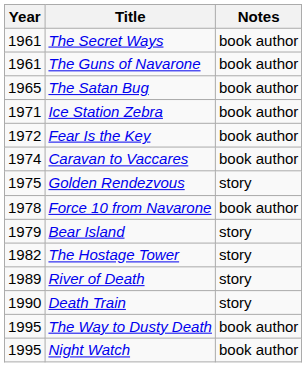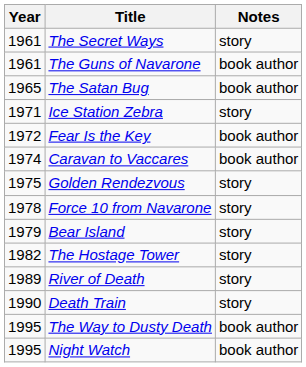(259, 40) book author -> (235, 40) story
(259, 112) book author -> (235, 112) story
(259, 207) book author -> (235, 207) story
